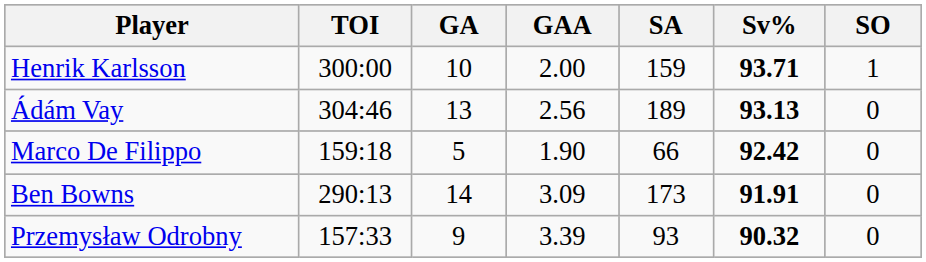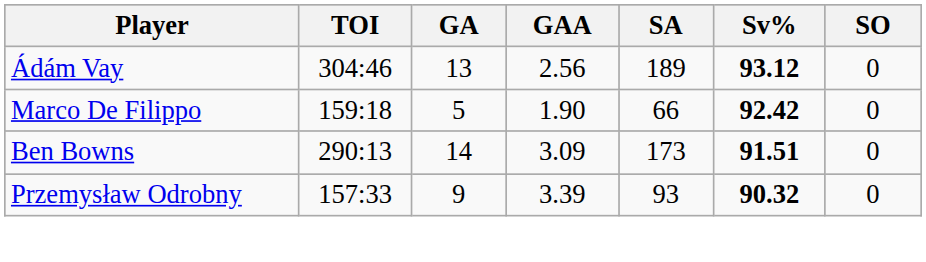- row: (98, 67)
(769, 109) 93.13 -> (769, 67) 93.12
(769, 194) 91.91 -> (769, 151) 91.51
